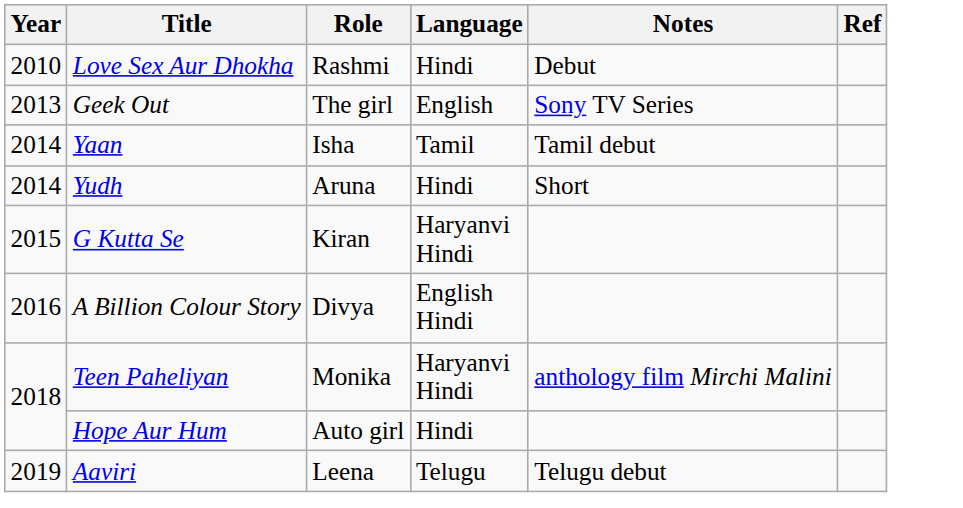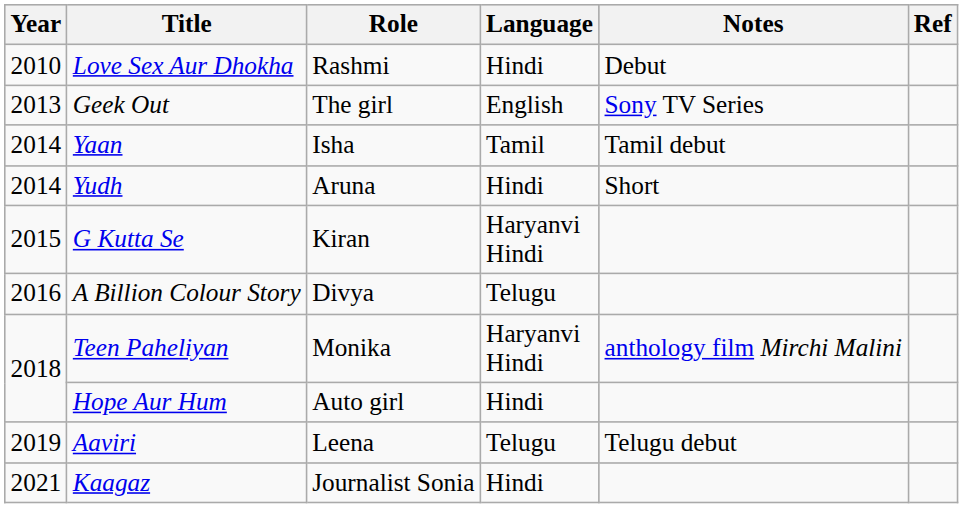(455, 307) English Hindi -> (521, 293) Telugu
+ row: (111, 482)
